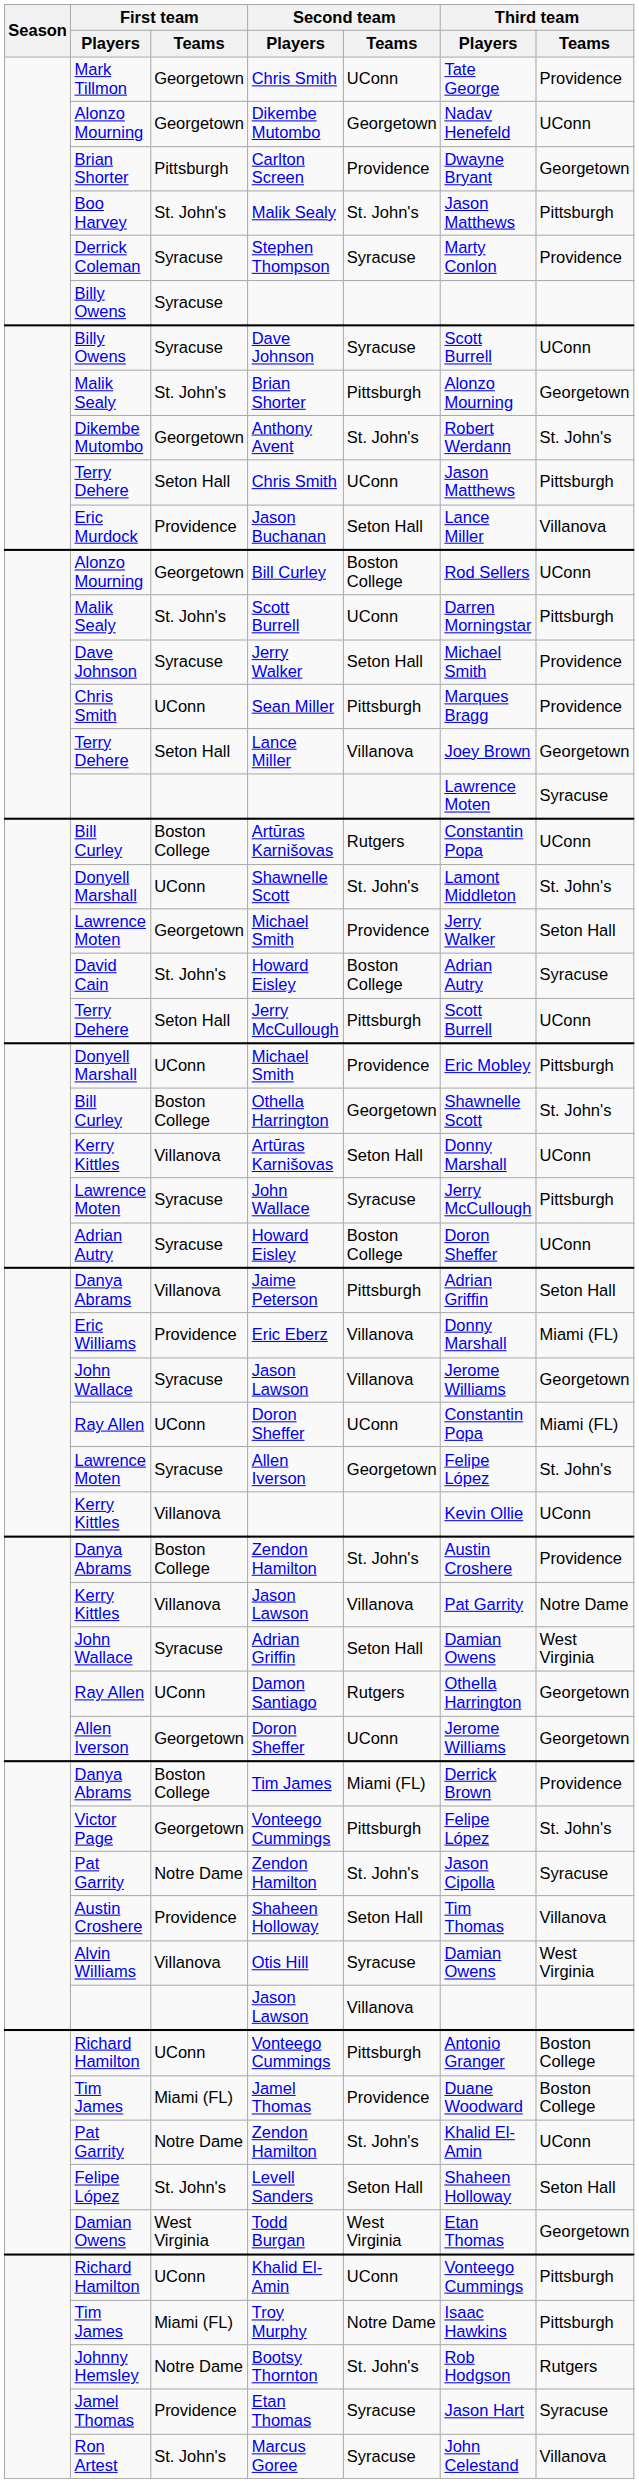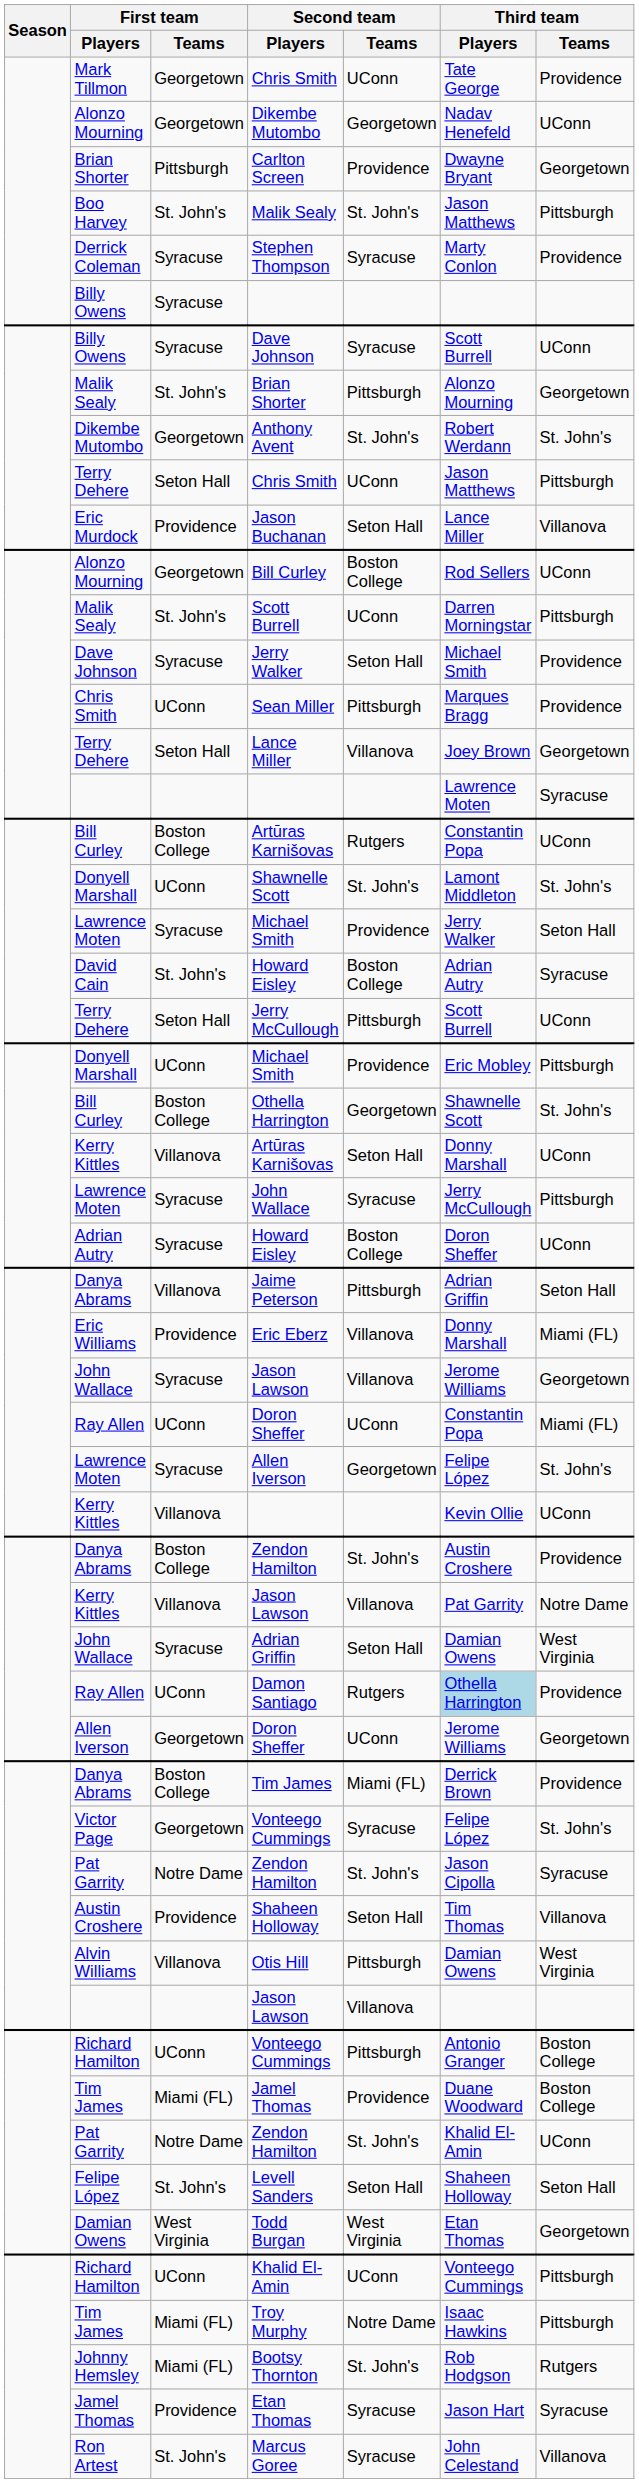(199, 931) Georgetown -> (188, 931) Syracuse
(483, 1693) no background -> (483, 1693) lightblue background
(584, 1693) Georgetown -> (581, 1693) Providence
(384, 1828) Pittsburgh -> (381, 1828) Syracuse
(381, 1962) Syracuse -> (384, 1962) Pittsburgh
(199, 2366) Notre Dame -> (194, 2366) Miami (FL)
